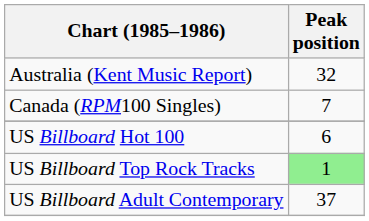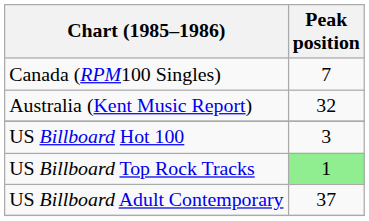rows swapped: (131, 74) <-> (115, 105)
(326, 136) 6 -> (326, 136) 3
